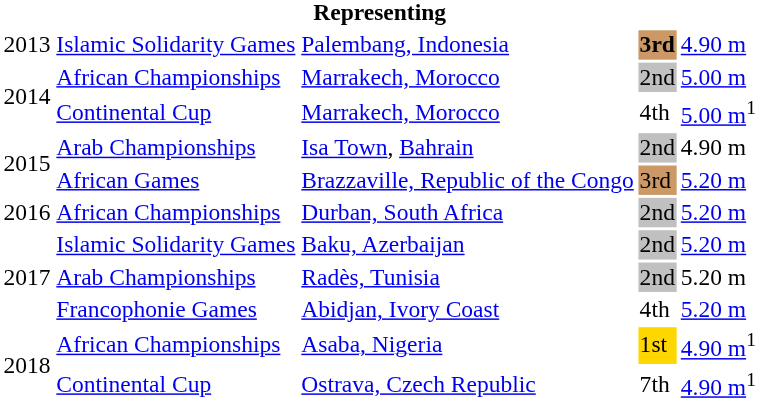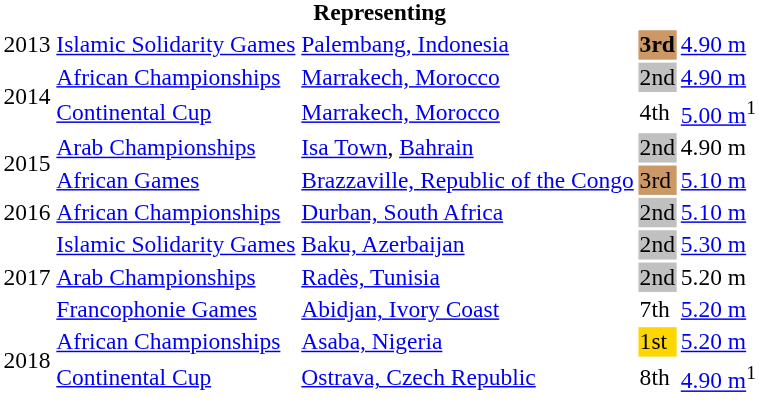(713, 77) 5.00 m -> (713, 77) 4.90 m
(713, 180) 5.20 m -> (713, 180) 5.10 m
(713, 212) 5.20 m -> (713, 212) 5.10 m
(713, 245) 5.20 m -> (713, 245) 5.30 m
(655, 309) 4th -> (655, 309) 7th
(718, 345) 4.90 m1 -> (713, 342) 5.20 m
(655, 384) 7th -> (655, 377) 8th
